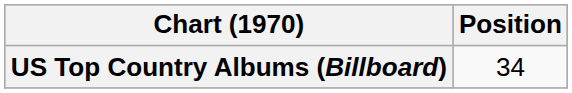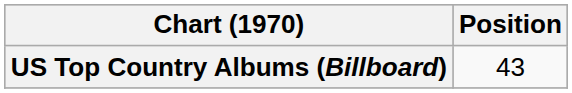(510, 66) 34 -> (510, 66) 43
